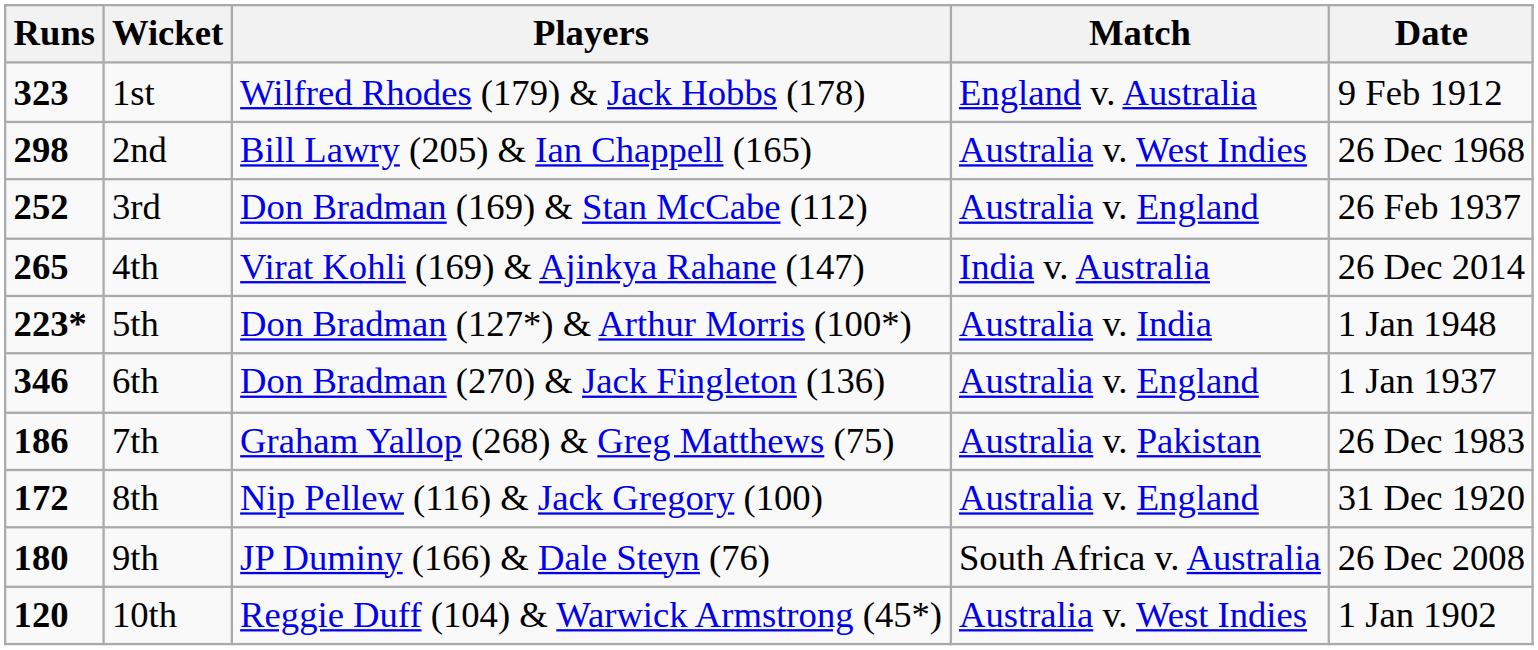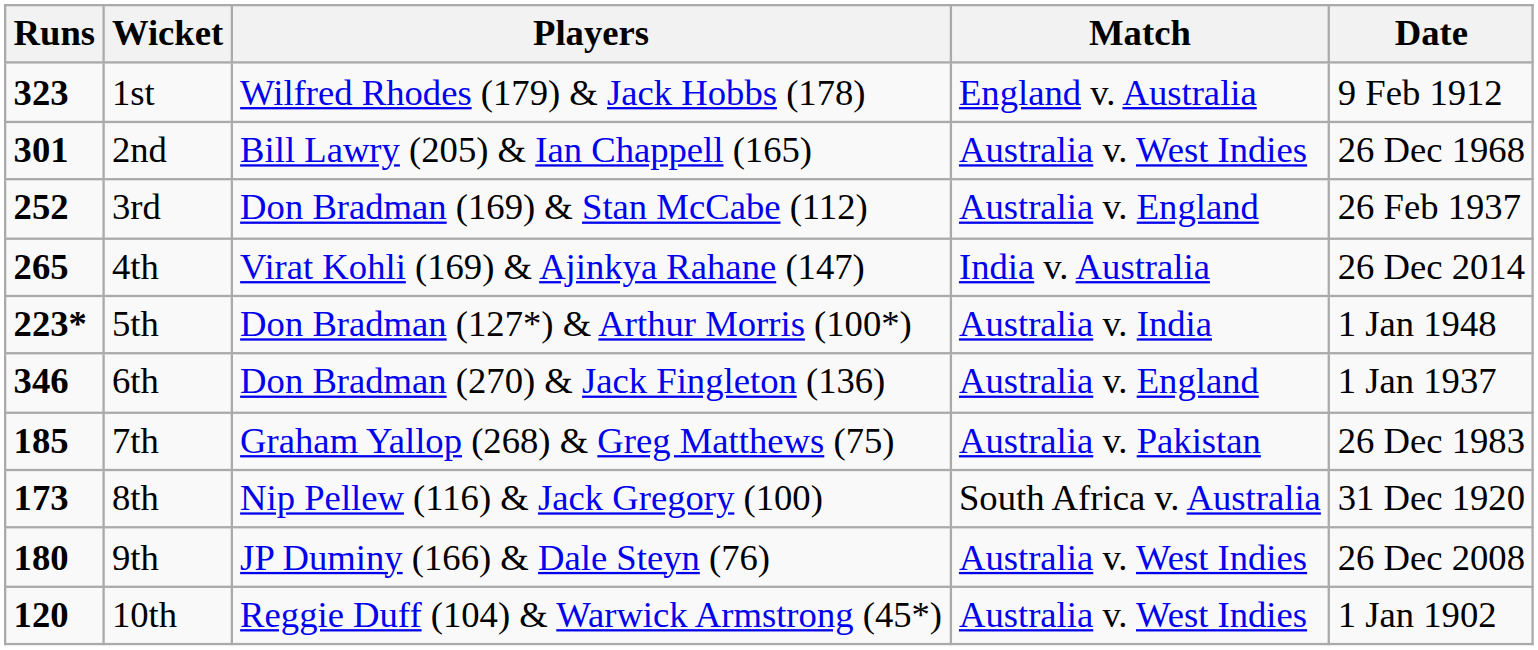(41, 149) 298 -> (41, 149) 301
(41, 440) 186 -> (41, 440) 185
(41, 498) 172 -> (41, 498) 173
(1109, 498) Australia v. England -> (1140, 498) South Africa v. Australia
(1140, 556) South Africa v. Australia -> (1133, 556) Australia v. West Indies
